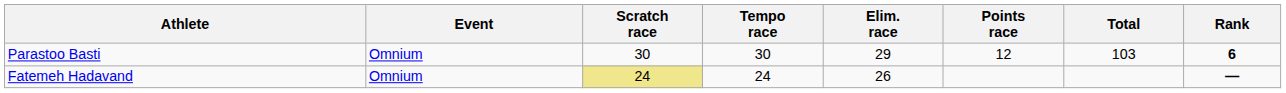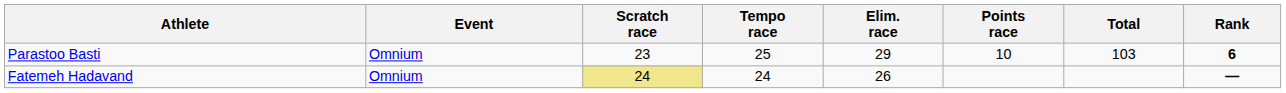(642, 55) 30 -> (642, 55) 23
(763, 55) 30 -> (763, 55) 25
(1003, 55) 12 -> (1003, 55) 10
